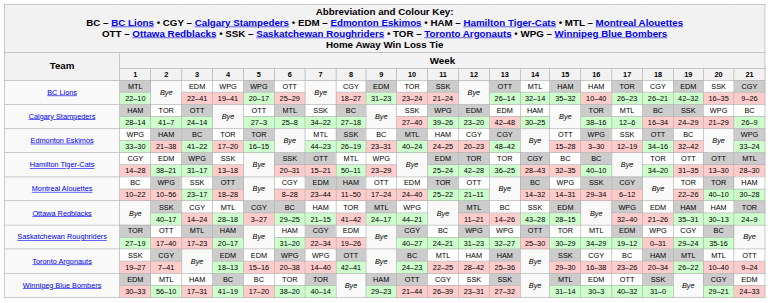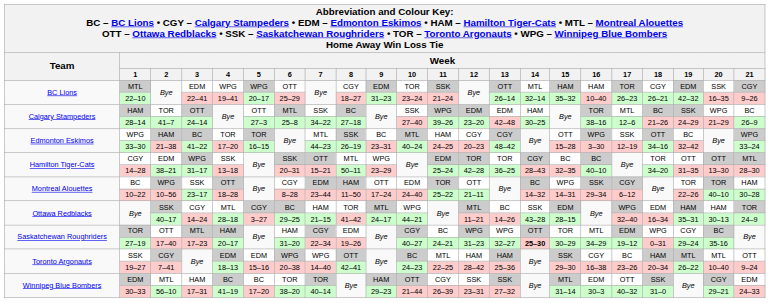(658, 123) 16–34 -> (658, 123) 21–26
(658, 219) 21–26 -> (658, 219) 16–34
(535, 243) normal -> (535, 243) bold
